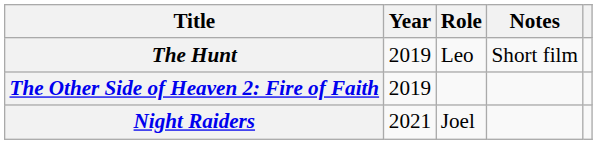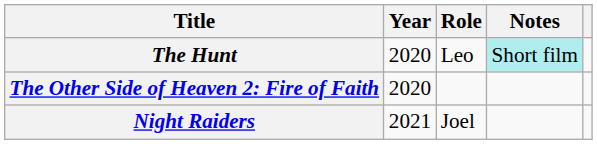(410, 54) 2019 -> (410, 54) 2020
(535, 54) no background -> (535, 54) paleturquoise background
(410, 88) 2019 -> (410, 88) 2020
